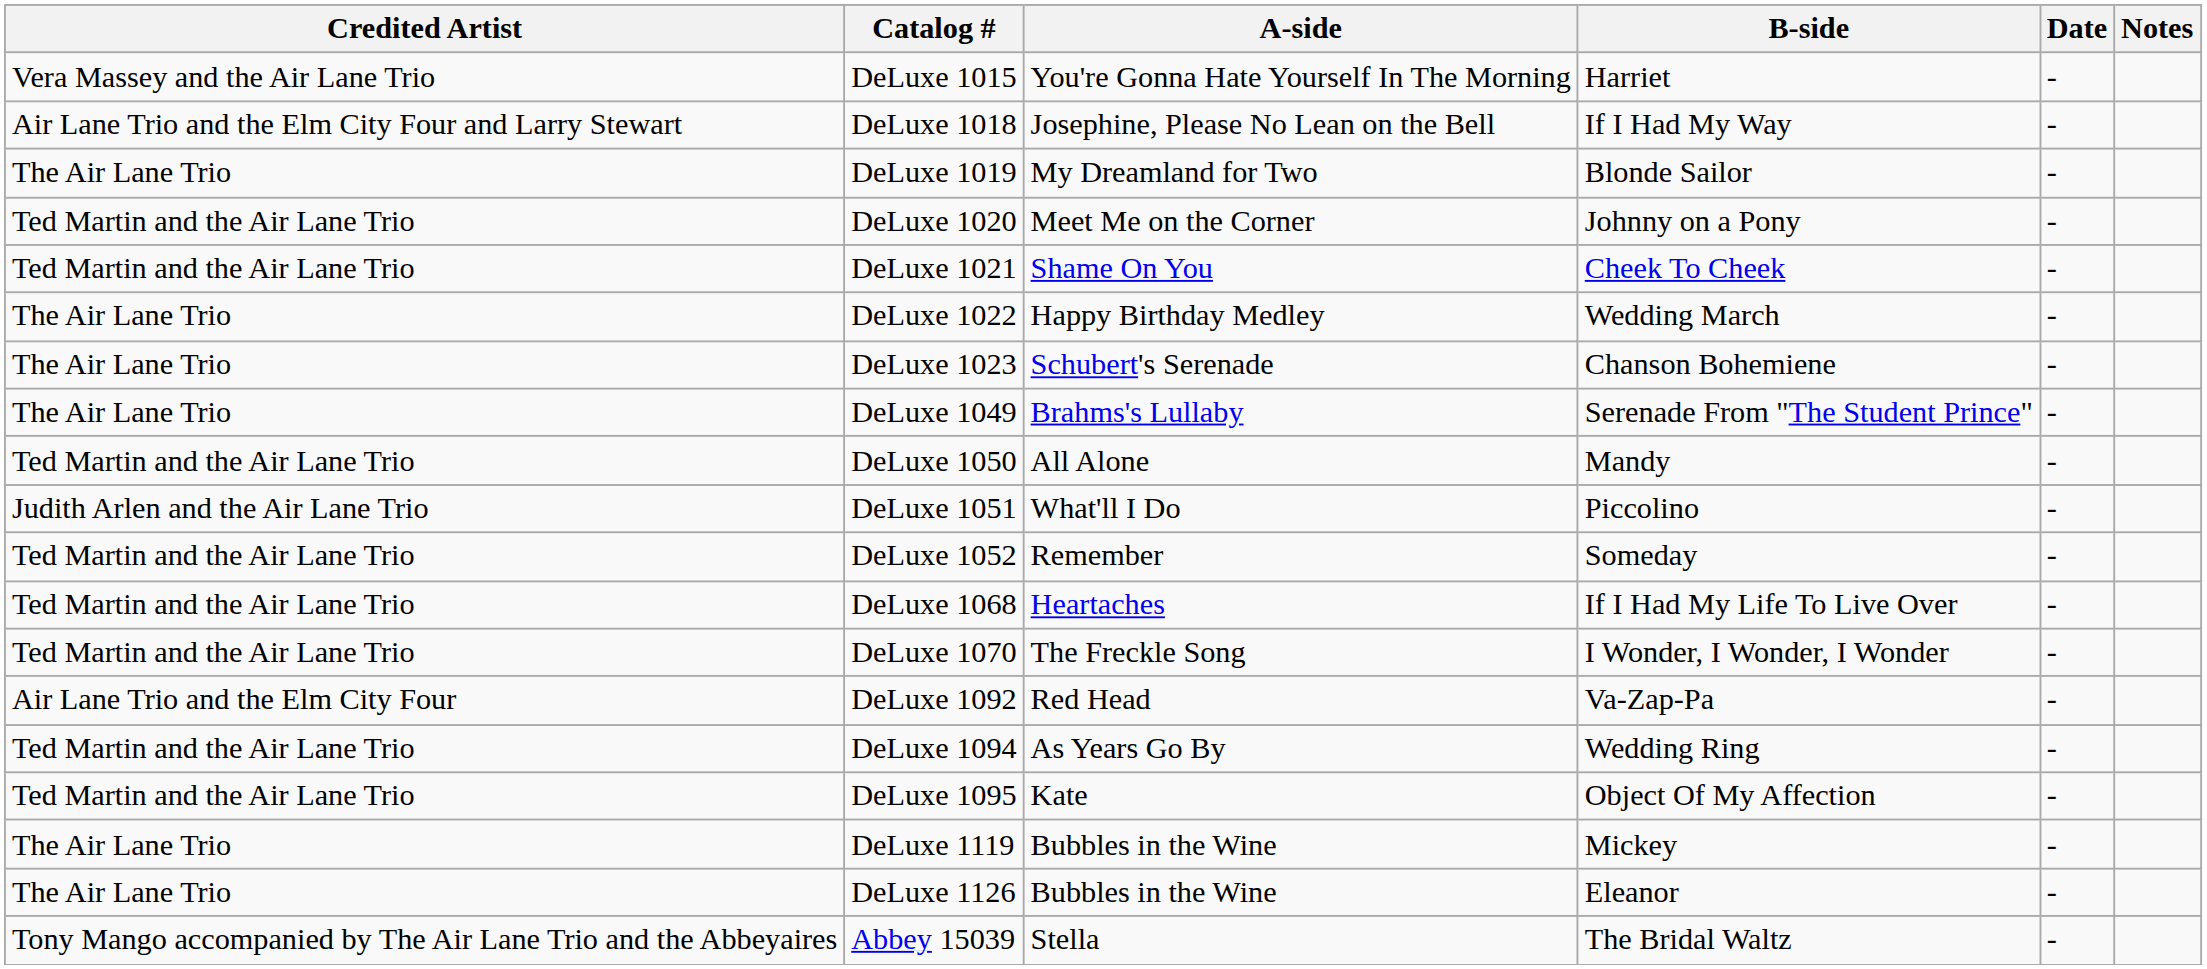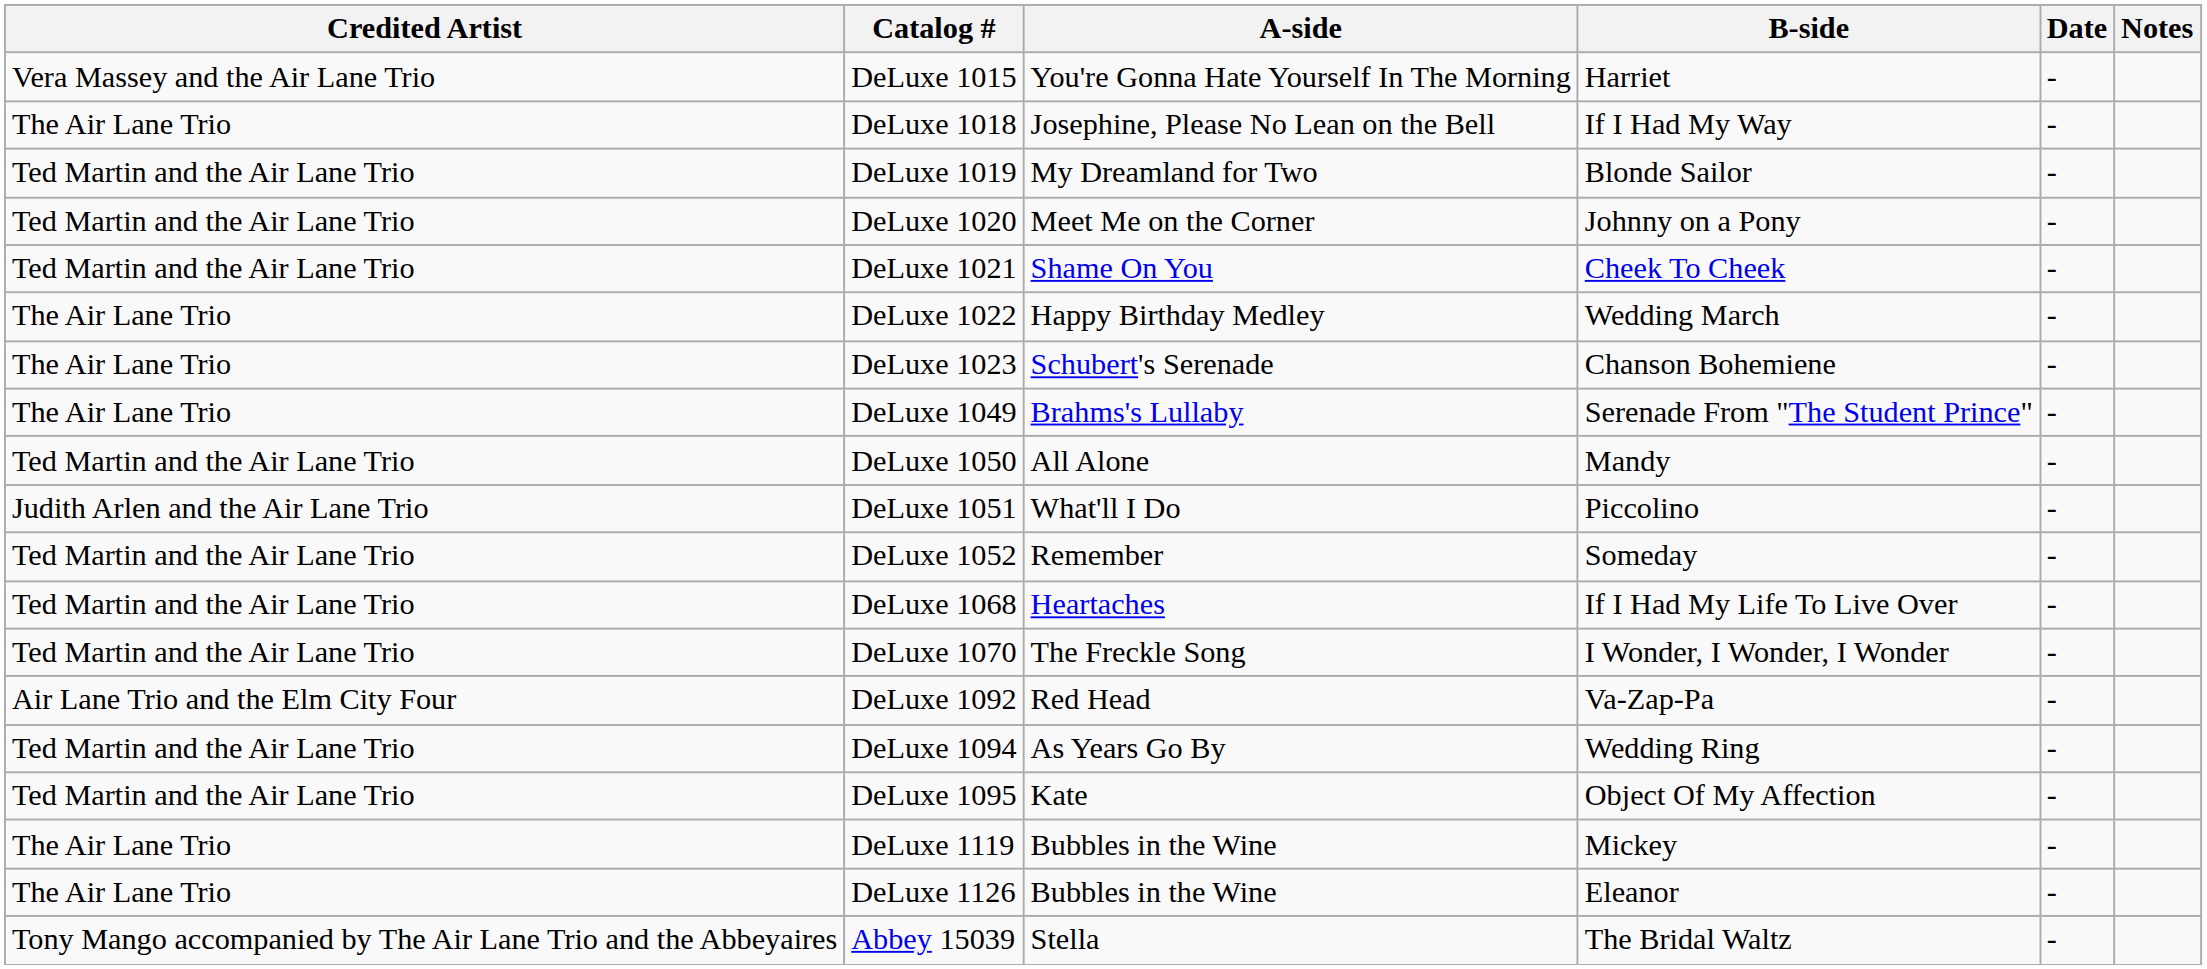(347, 124) Air Lane Trio and the Elm City Four and Larry Stewart -> (122, 124) The Air Lane Trio
(122, 172) The Air Lane Trio -> (213, 172) Ted Martin and the Air Lane Trio
